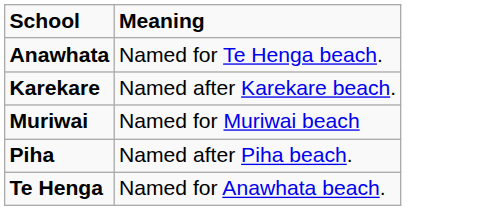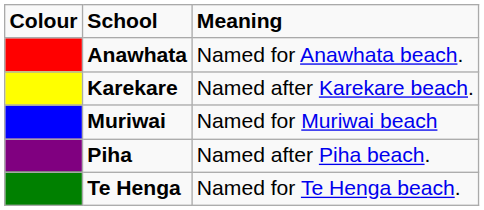+ column: (44, 21)
(251, 54) Named for Te Henga beach. -> (330, 54) Named for Anawhata beach.
(252, 188) Named for Anawhata beach. -> (329, 188) Named for Te Henga beach.
